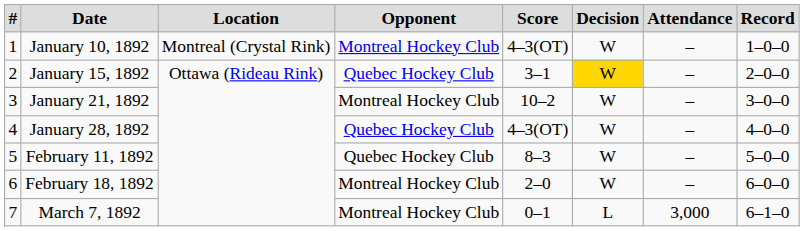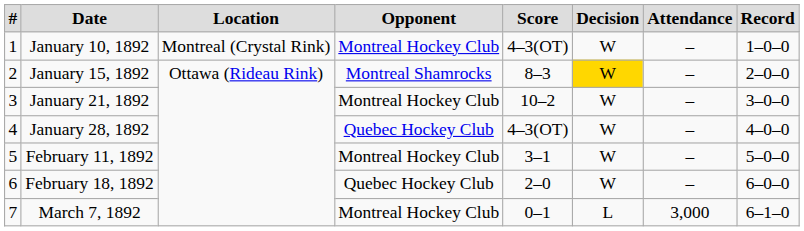(419, 73) Quebec Hockey Club -> (419, 73) Montreal Shamrocks
(538, 73) 3–1 -> (538, 73) 8–3
(419, 156) Quebec Hockey Club -> (419, 156) Montreal Hockey Club
(538, 156) 8–3 -> (538, 156) 3–1
(419, 184) Montreal Hockey Club -> (419, 184) Quebec Hockey Club
